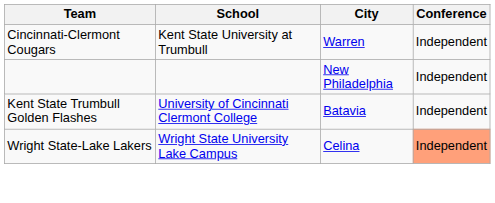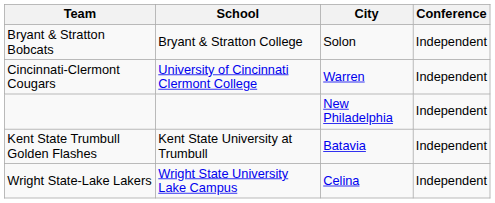+ row: (56, 42)
(225, 42) Kent State University at Trumbull -> (223, 76) University of Cincinnati Clermont College
(223, 111) University of Cincinnati Clermont College -> (225, 146) Kent State University at Trumbull
(451, 146) lightsalmon background -> (451, 180) no background
